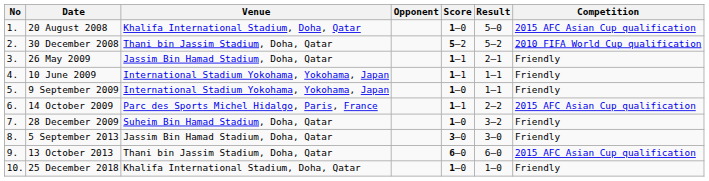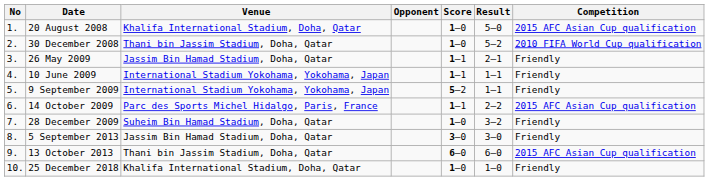(458, 44) 5–2 -> (458, 44) 1–0
(458, 91) 1–0 -> (458, 91) 5–2
